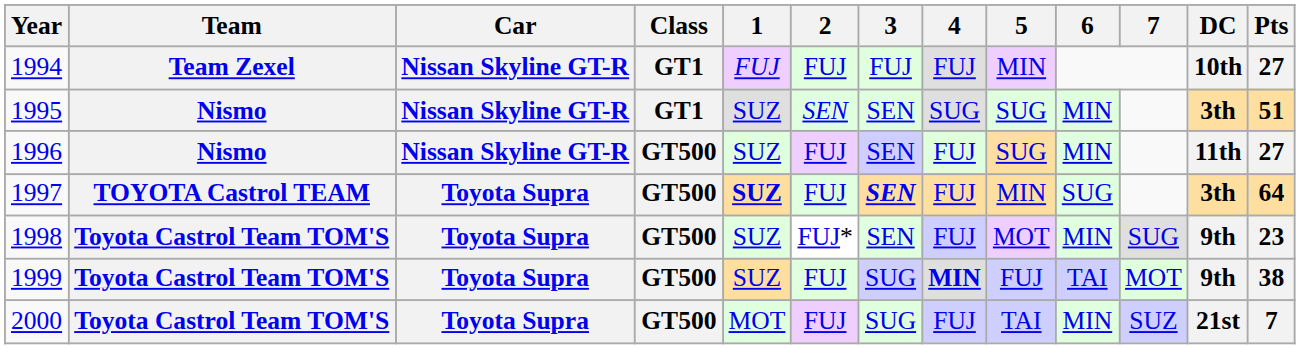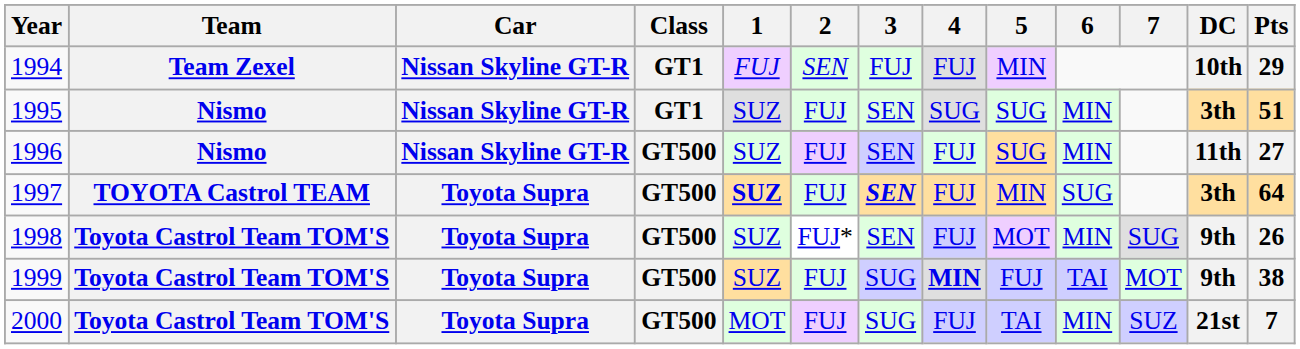(825, 67) FUJ -> (825, 67) SEN
(1271, 67) 27 -> (1271, 67) 29
(825, 109) SEN -> (825, 109) FUJ
(1271, 236) 23 -> (1271, 236) 26
